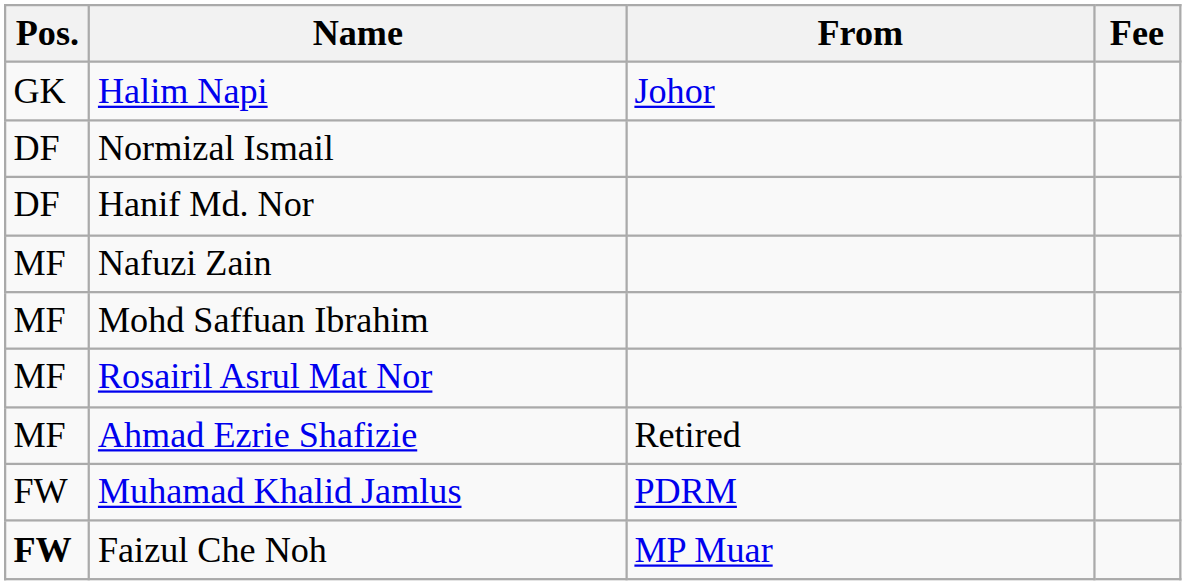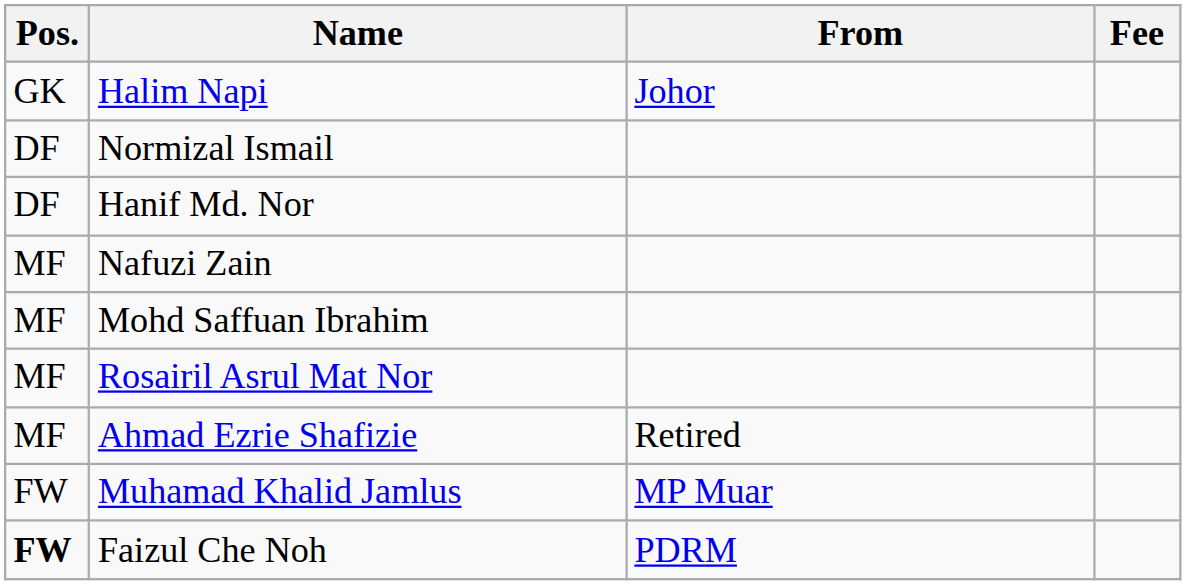(686, 491) PDRM -> (704, 491) MP Muar
(704, 549) MP Muar -> (686, 549) PDRM
